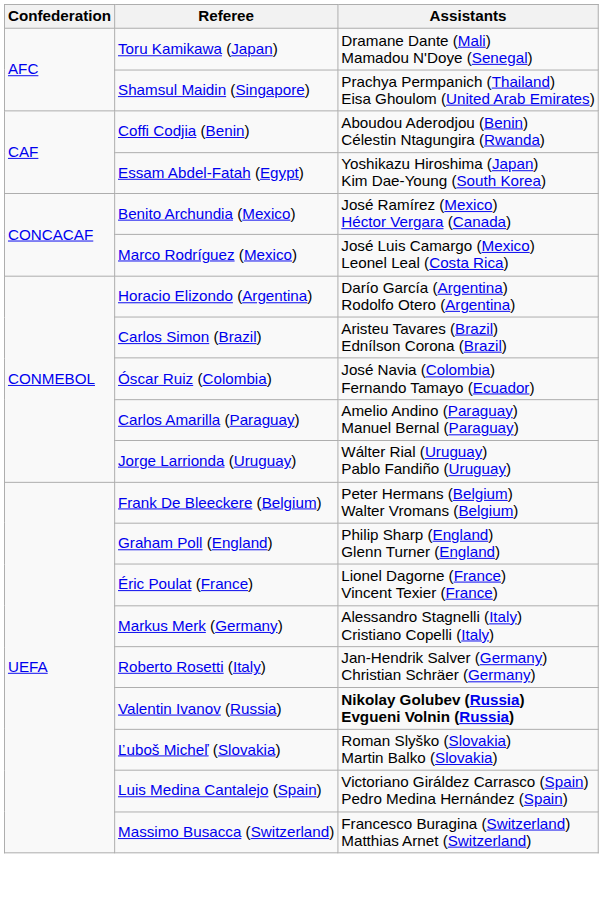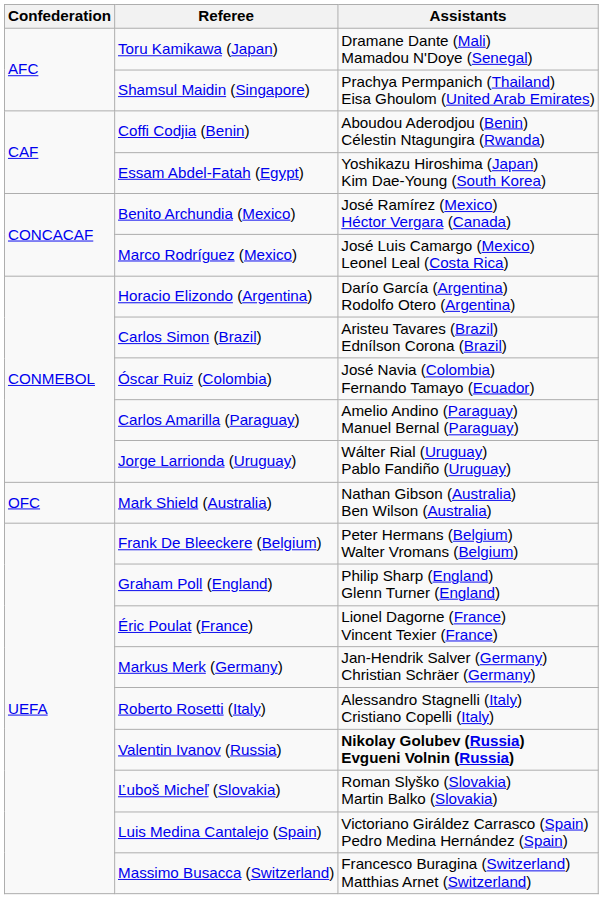+ row: (195, 502)
(432, 626) Alessandro Stagnelli (Italy) Cristiano Copelli (Italy) -> (444, 667) Jan-Hendrik Salver (Germany) Christian Schräer (Germany)
(444, 667) Jan-Hendrik Salver (Germany) Christian Schräer (Germany) -> (432, 708) Alessandro Stagnelli (Italy) Cristiano Copelli (Italy)
